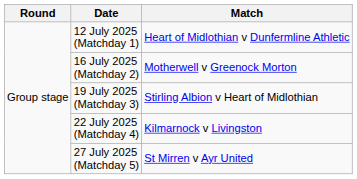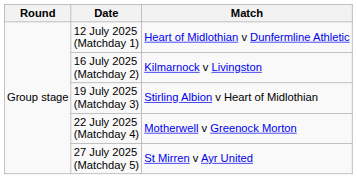(221, 67) Motherwell v Greenock Morton -> (203, 67) Kilmarnock v Livingston
(203, 128) Kilmarnock v Livingston -> (221, 128) Motherwell v Greenock Morton
